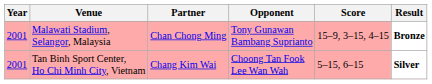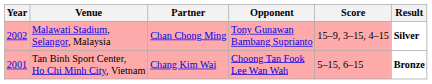(17, 36) 2001 -> (17, 36) 2002
(409, 36) Bronze -> (406, 36) Silver
(406, 65) Silver -> (409, 65) Bronze
